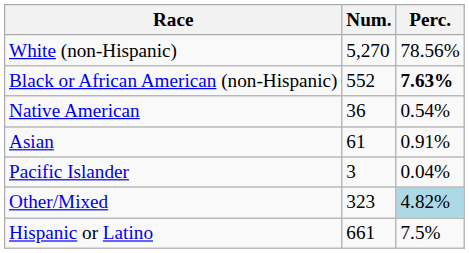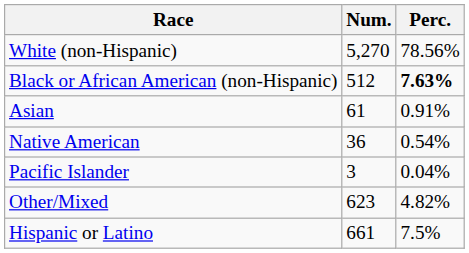(361, 80) 552 -> (361, 80) 512
rows swapped: (74, 111) <-> (31, 141)
(361, 202) 323 -> (361, 202) 623
(425, 202) lightblue background -> (425, 202) no background
